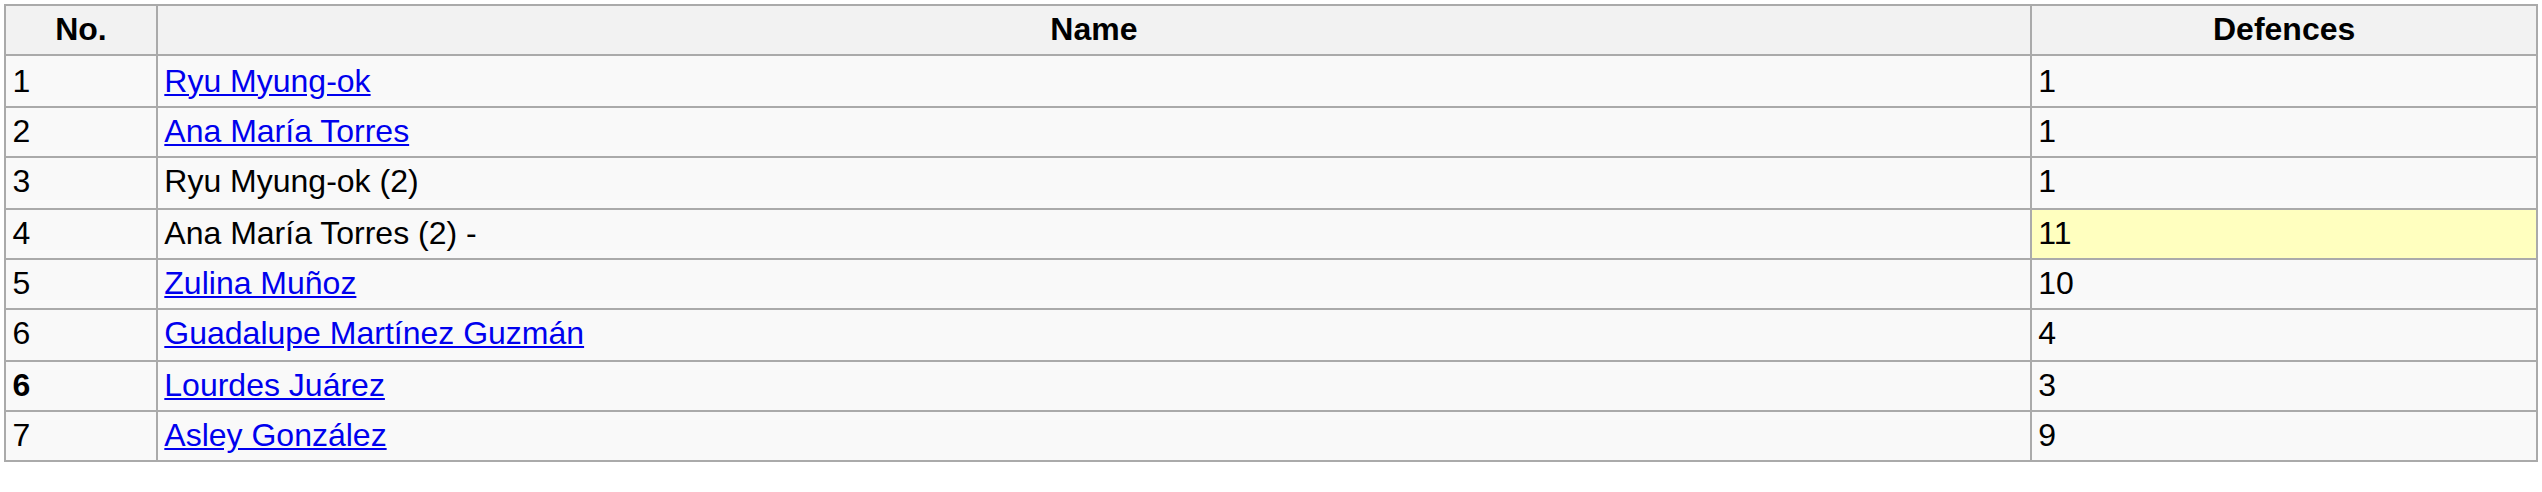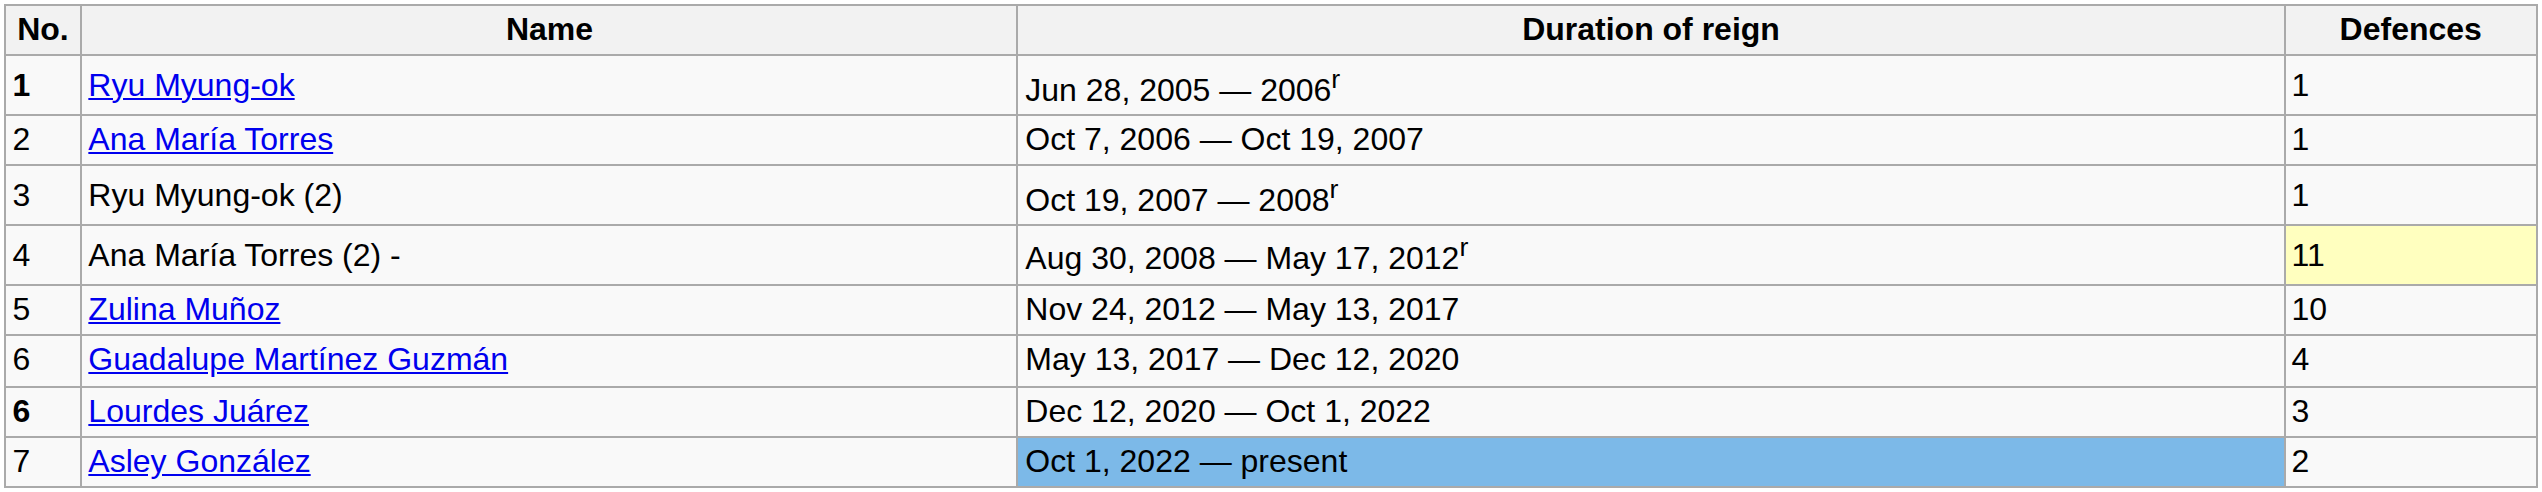+ column: (1651, 29)
(21, 80) normal -> (21, 84) bold
(2047, 435) 9 -> (2300, 461) 2
